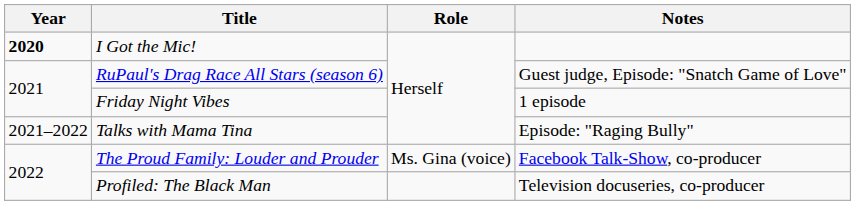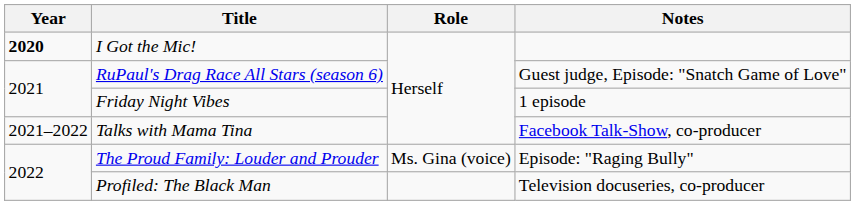(606, 130) Episode: "Raging Bully" -> (640, 130) Facebook Talk-Show, co-producer
(640, 158) Facebook Talk-Show, co-producer -> (606, 158) Episode: "Raging Bully"
